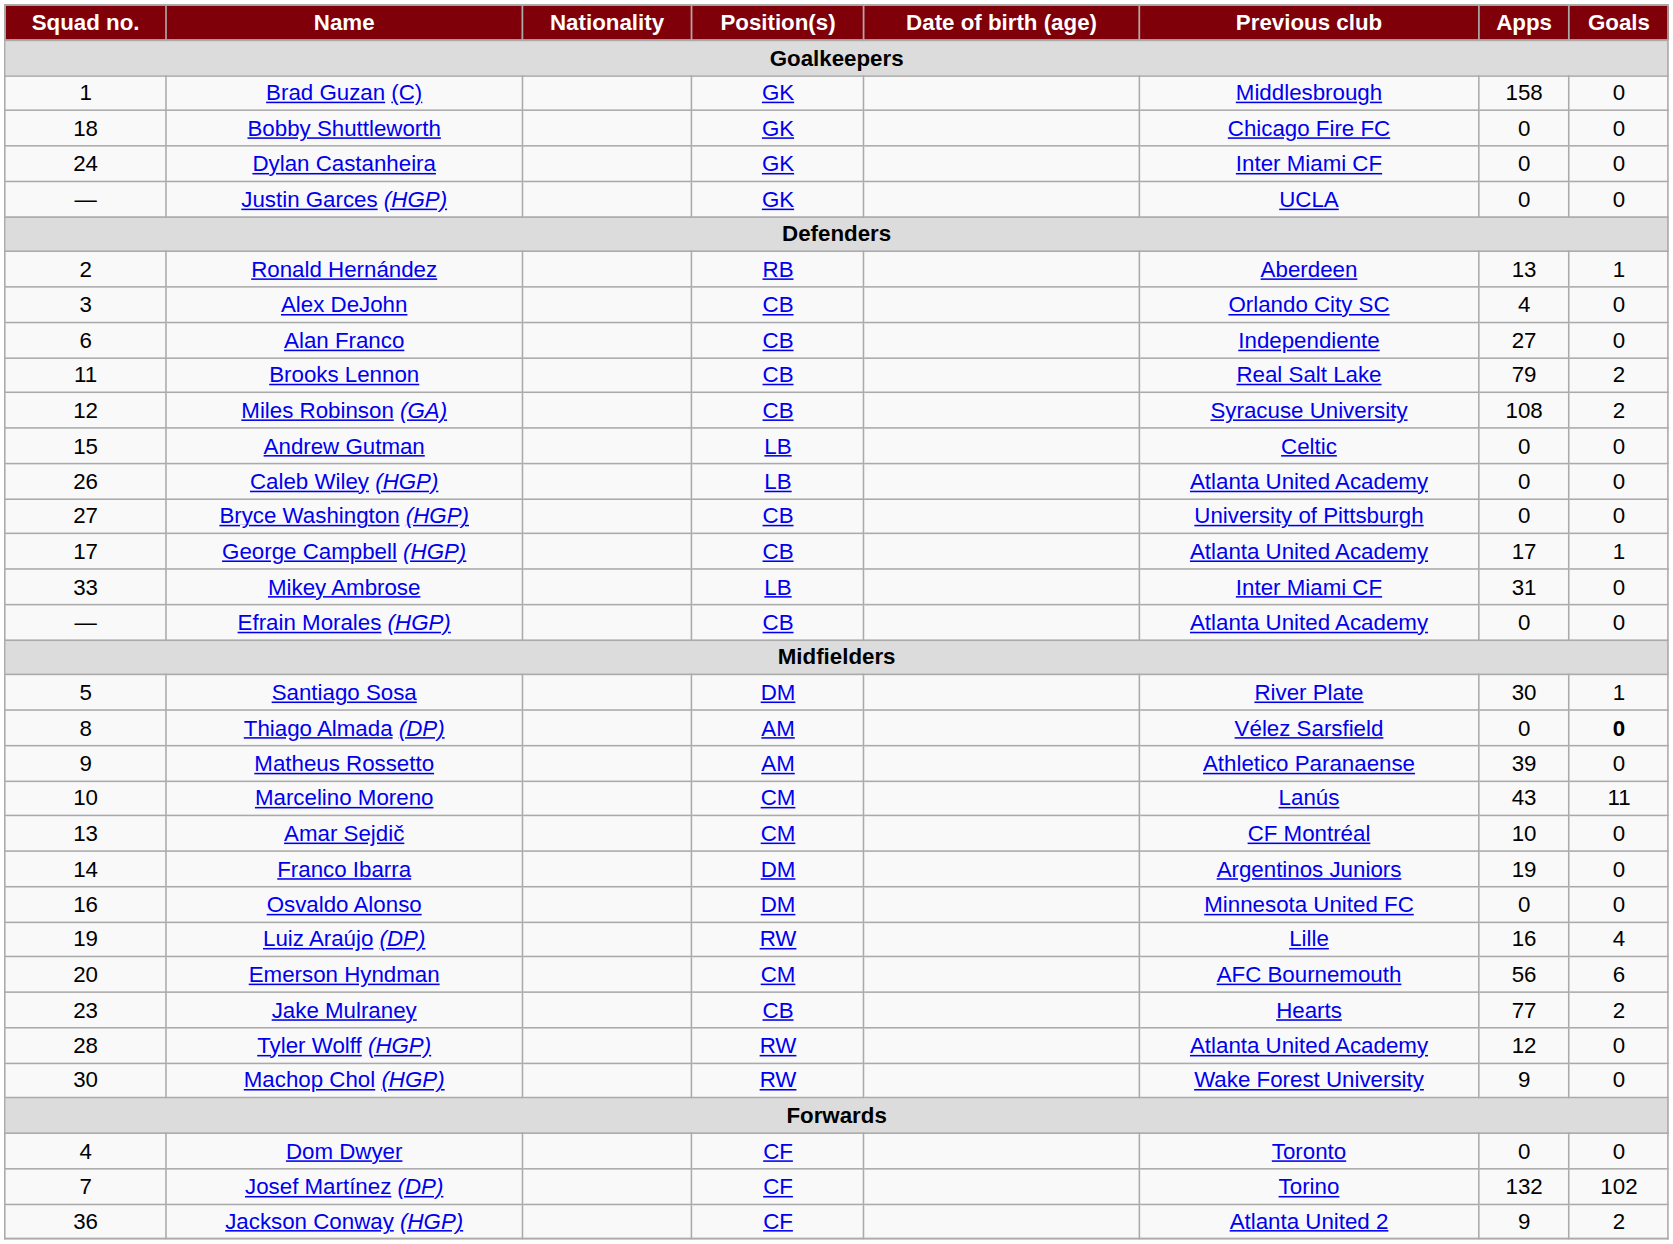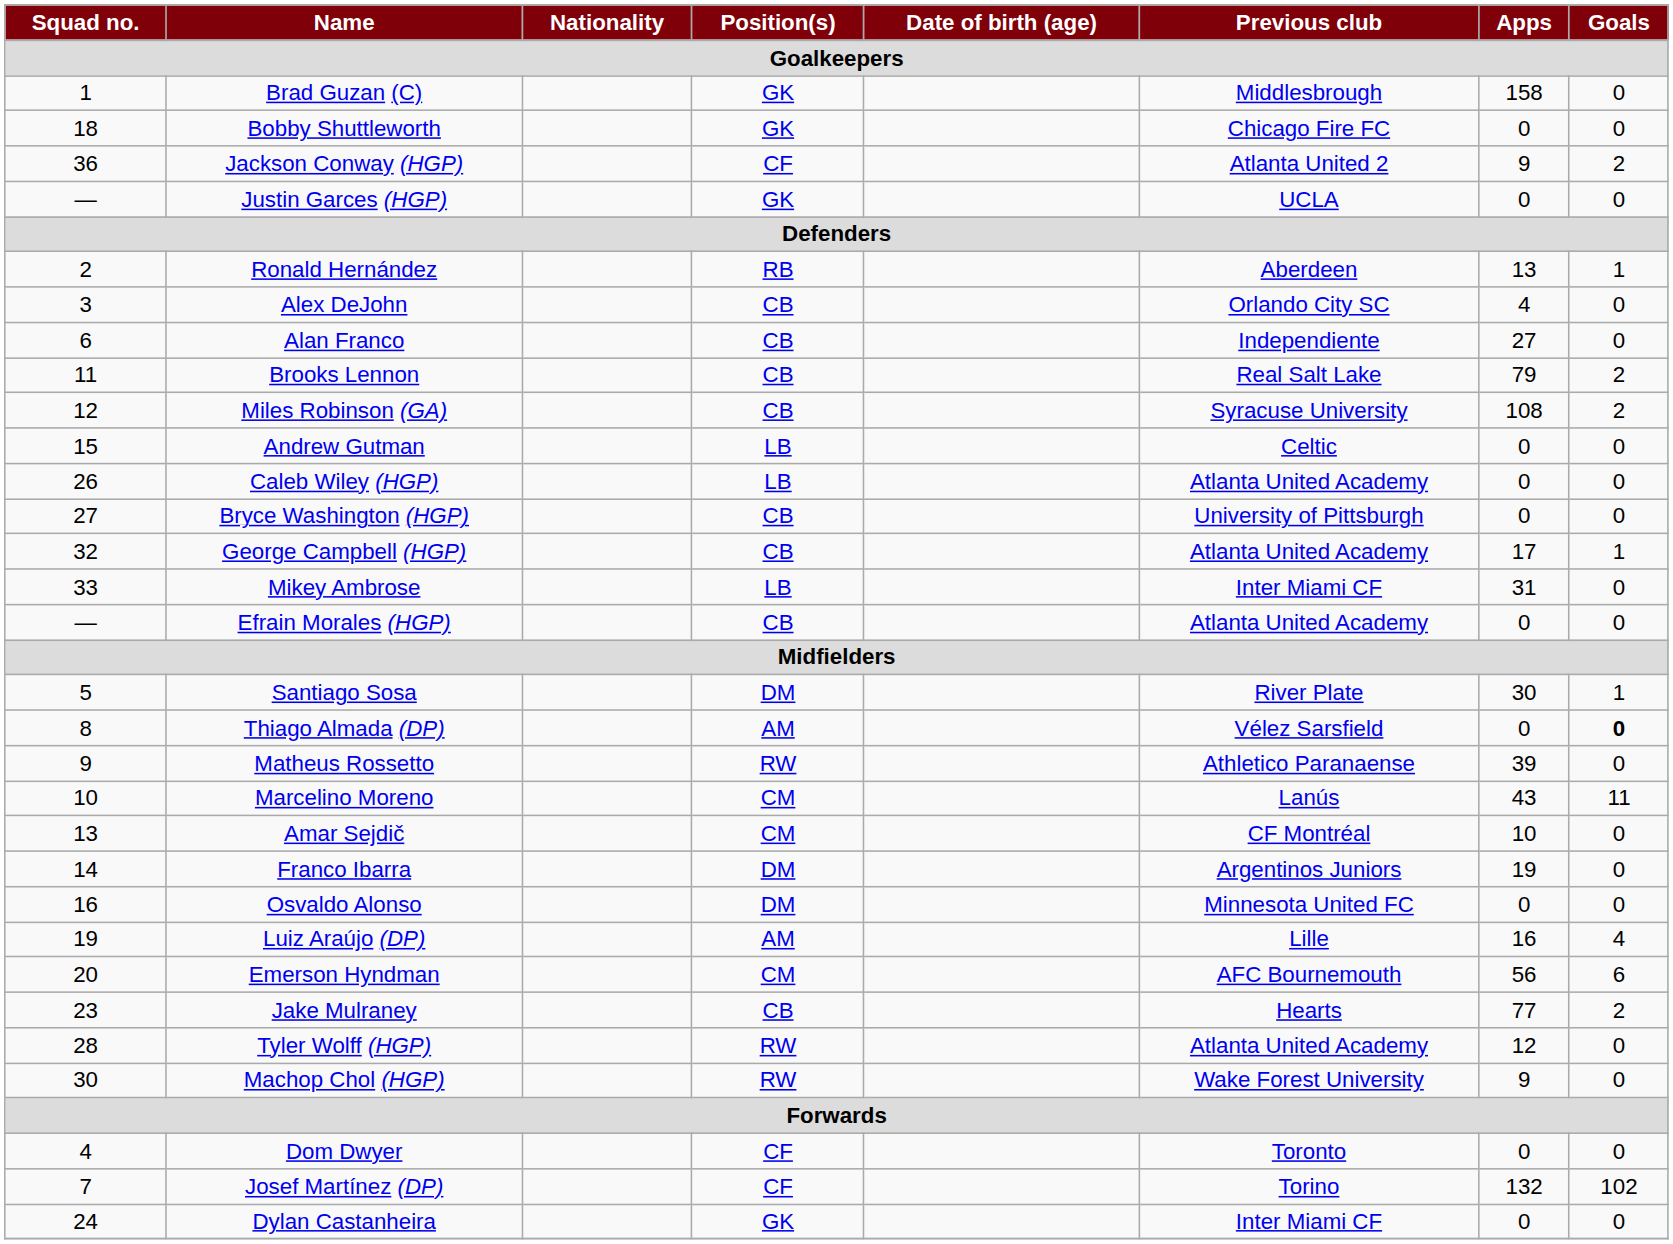rows swapped: (344, 164) <-> (344, 1222)
(86, 552) 17 -> (86, 552) 32
(778, 763) AM -> (778, 763) RW
(778, 940) RW -> (778, 940) AM
